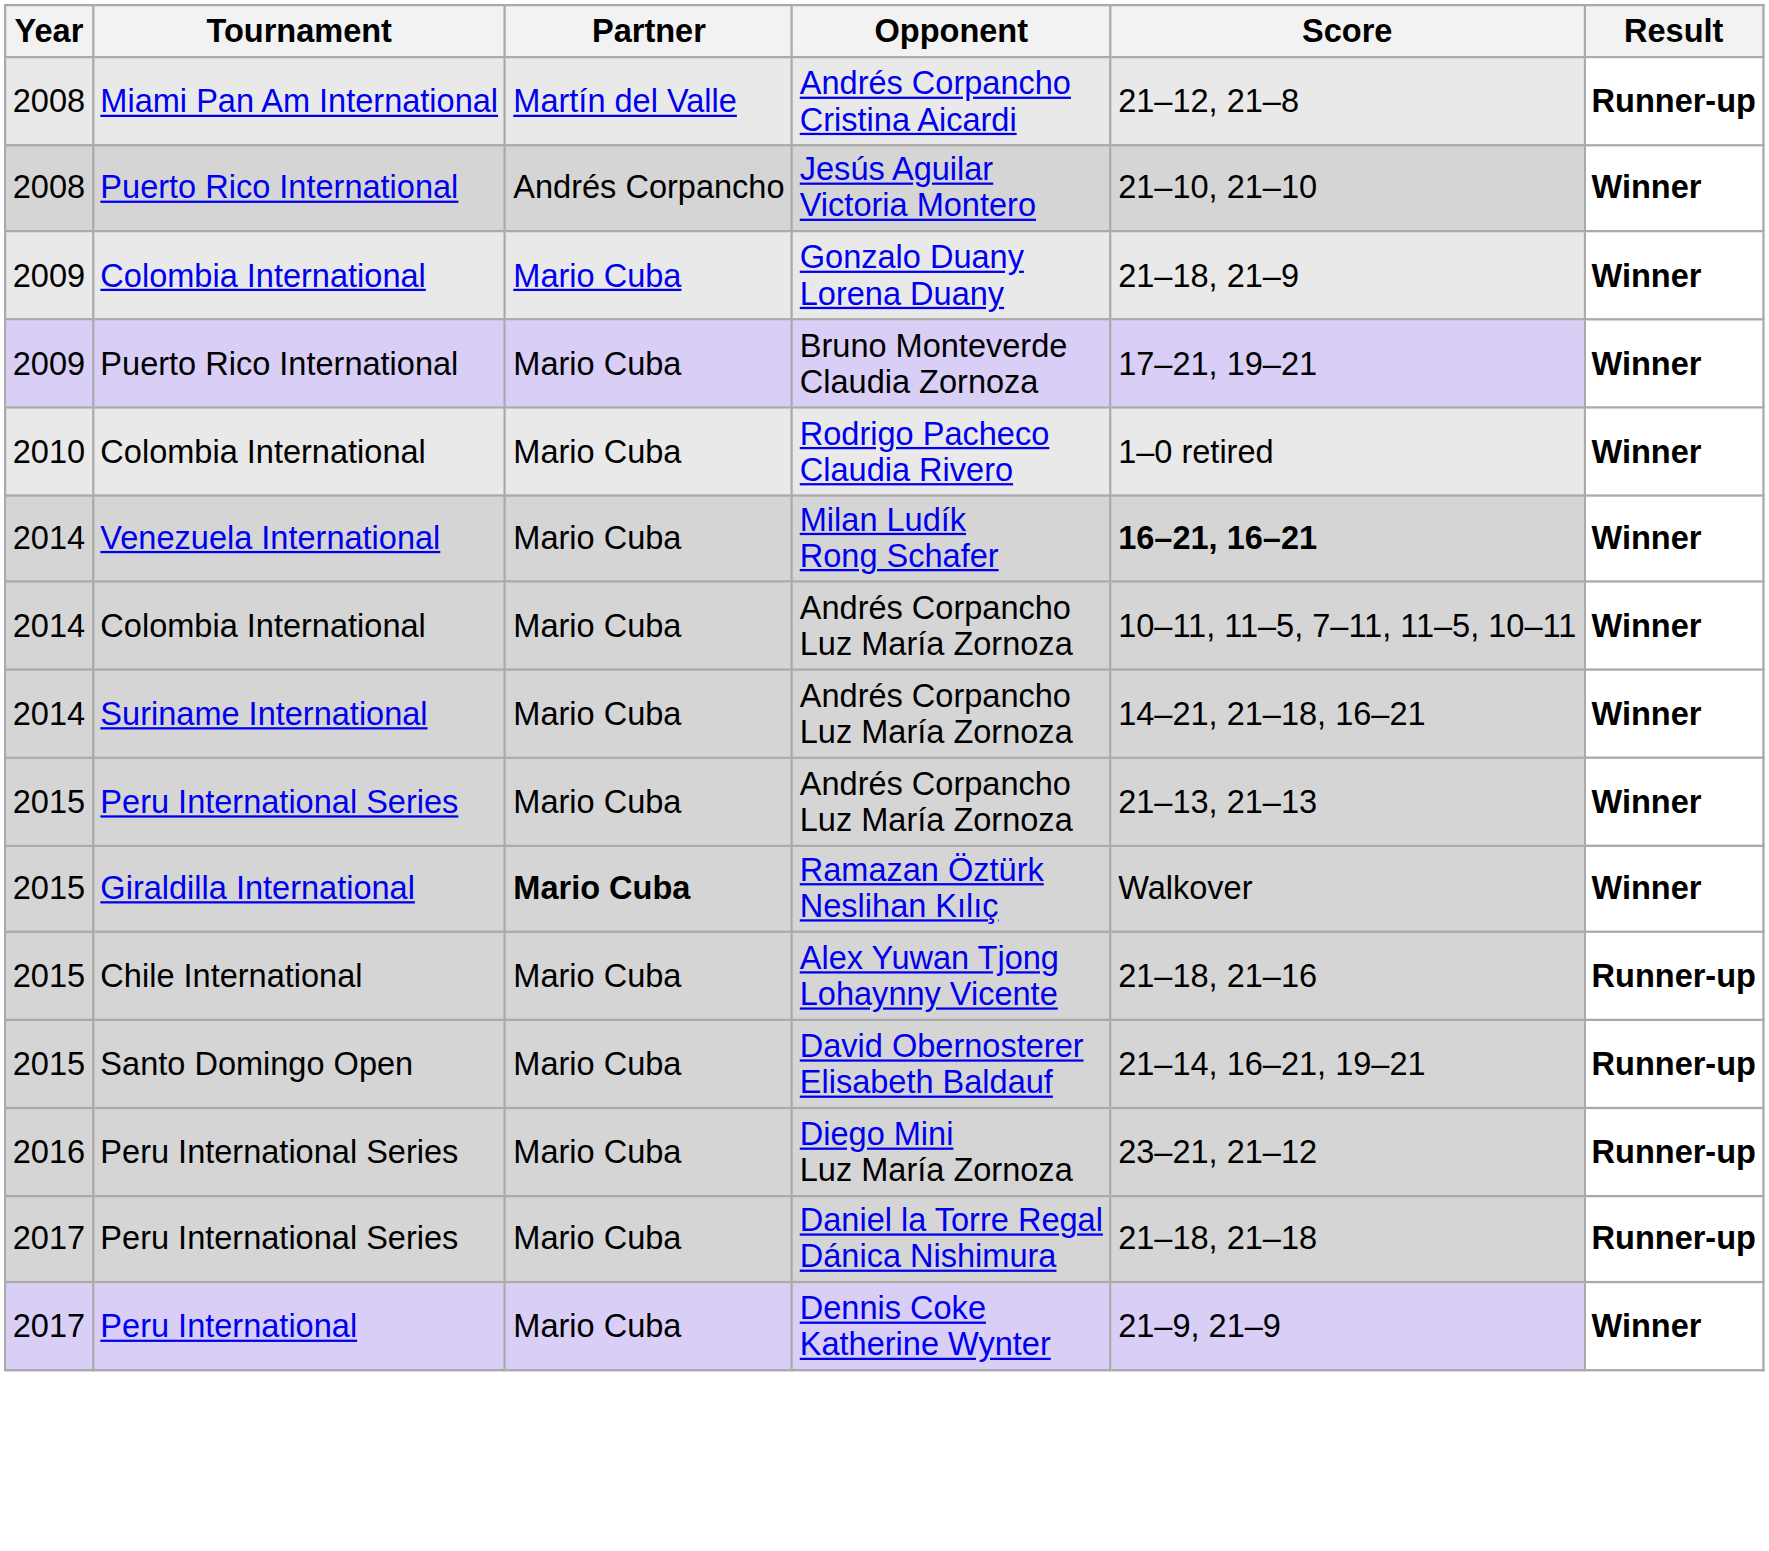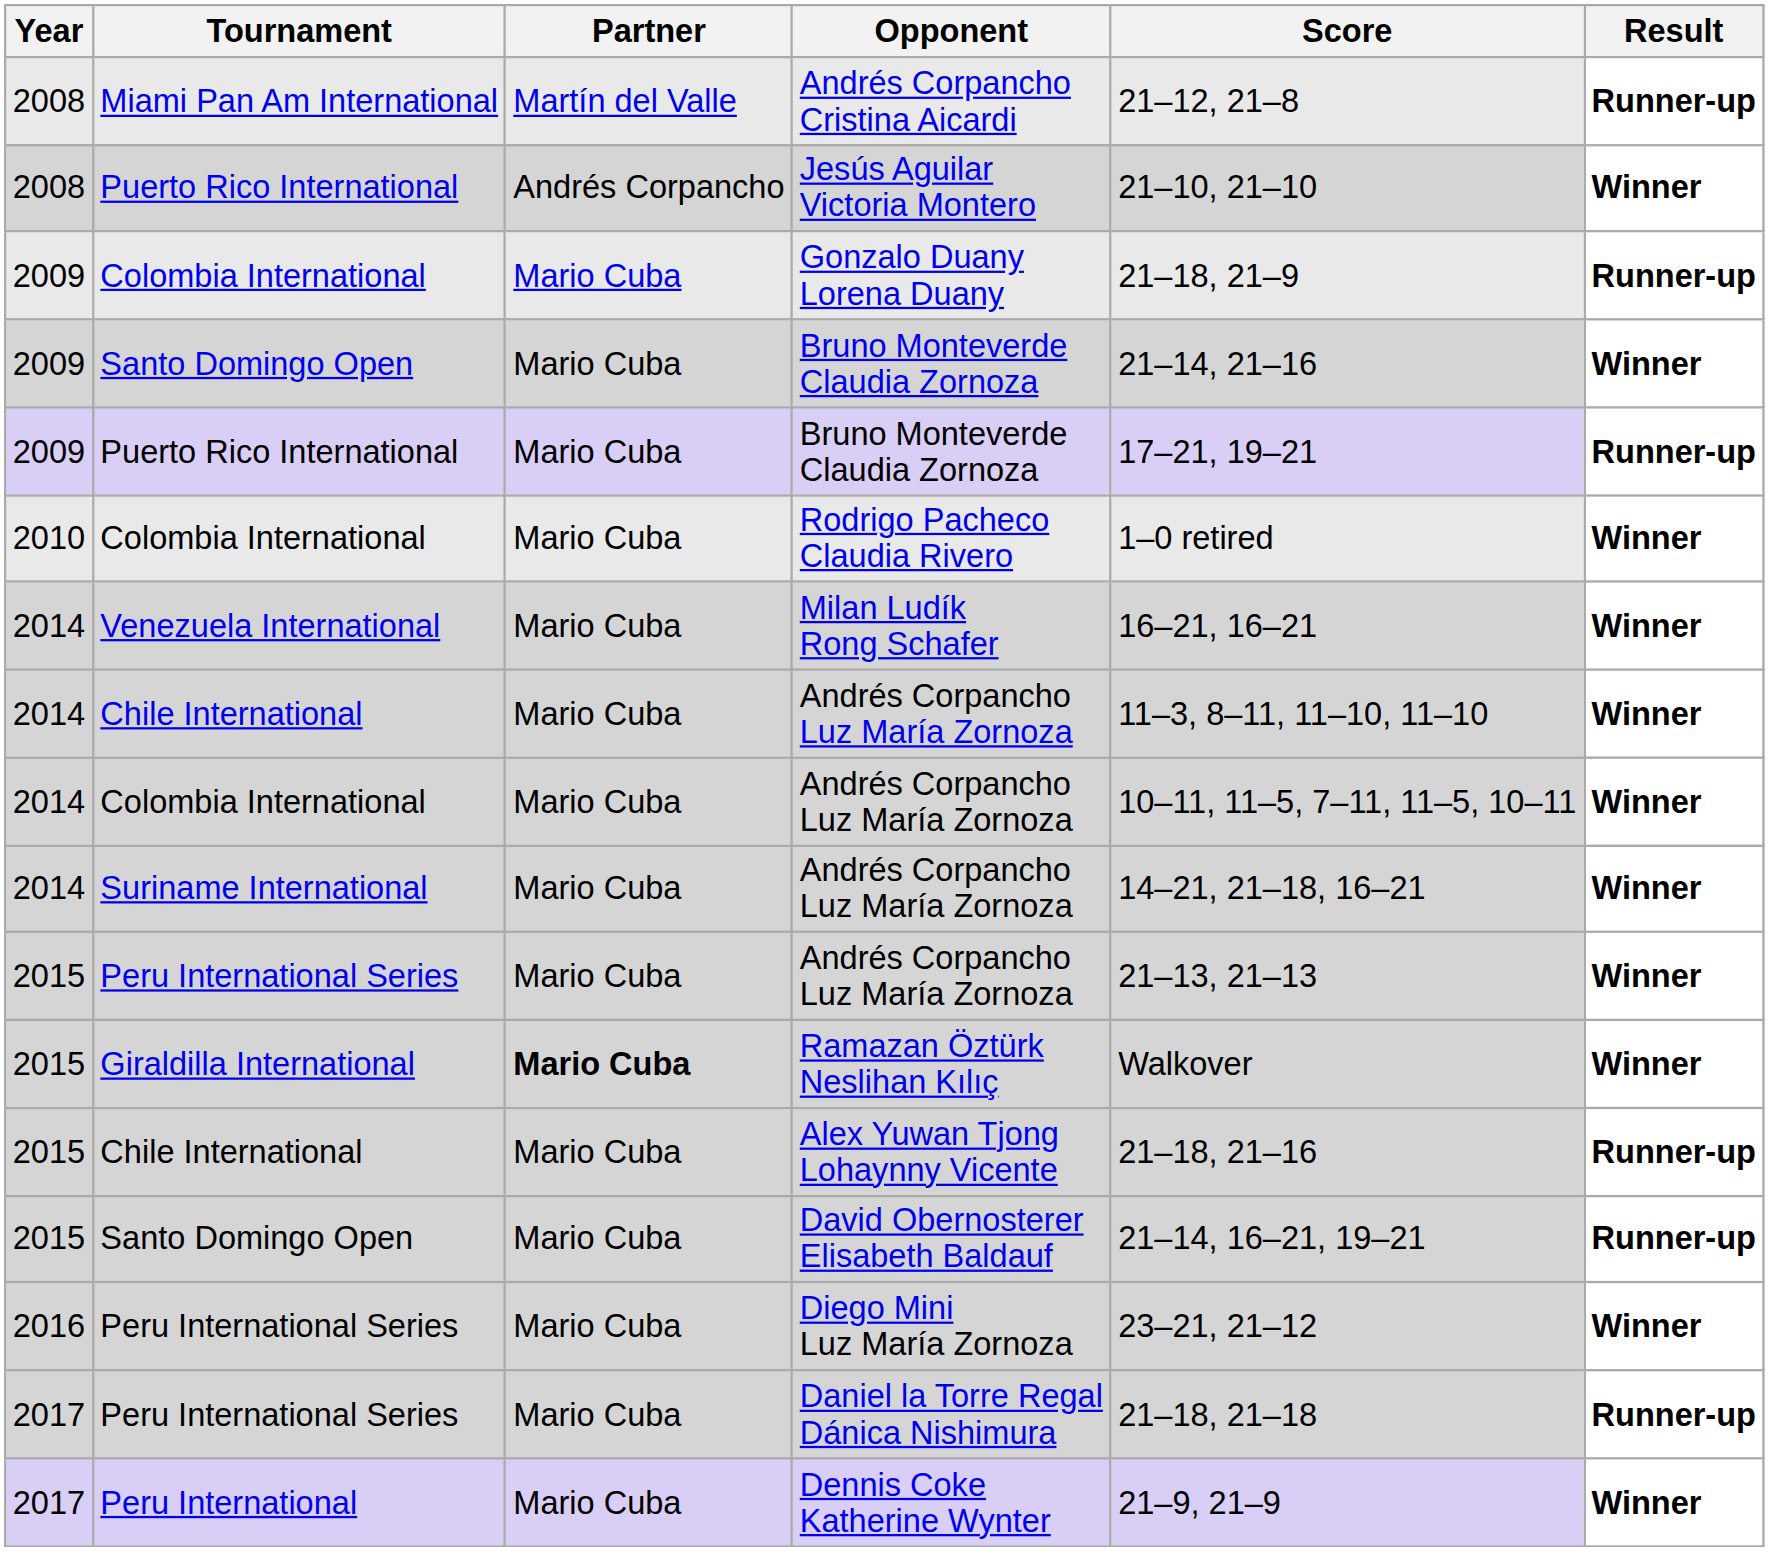(1647, 276) Winner -> (1674, 276) Runner-up
+ row: (257, 363)
(1647, 363) Winner -> (1674, 451) Runner-up
(1218, 539) bold -> (1218, 626) normal
+ row: (231, 714)
(1674, 1152) Runner-up -> (1647, 1327) Winner
